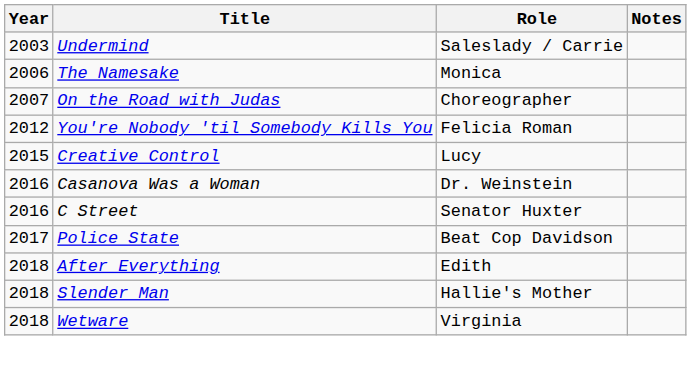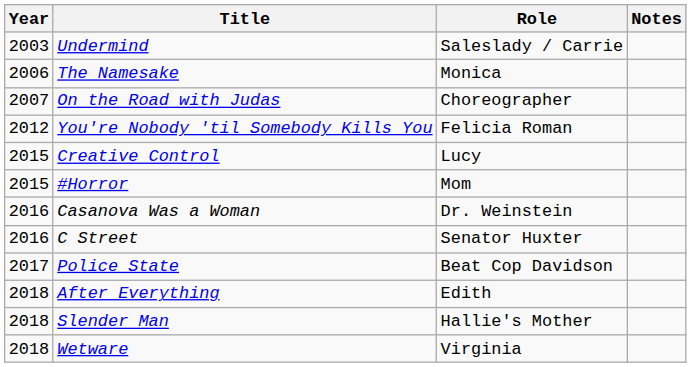+ row: (93, 184)
